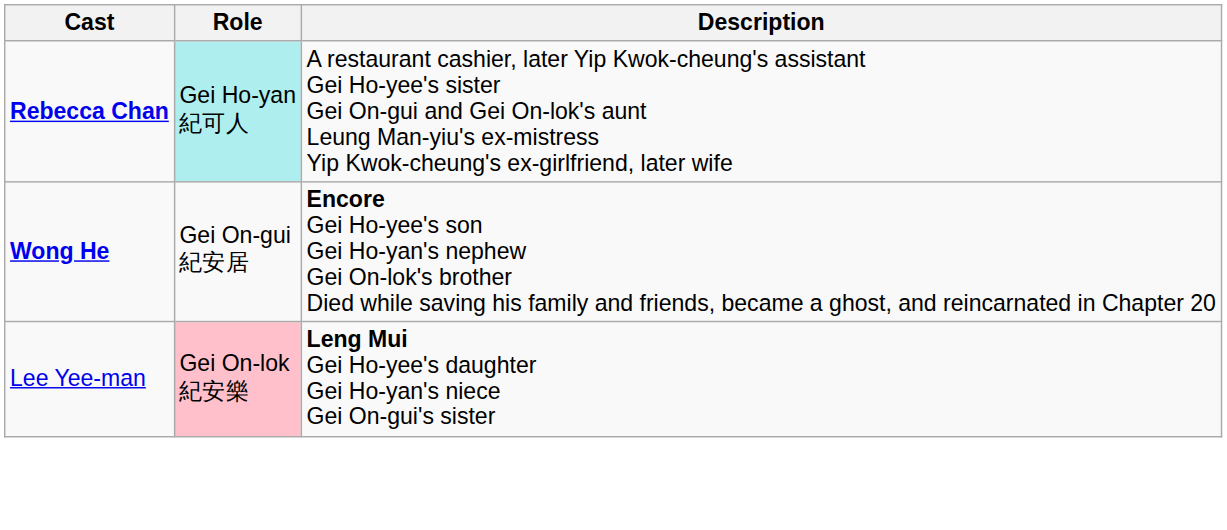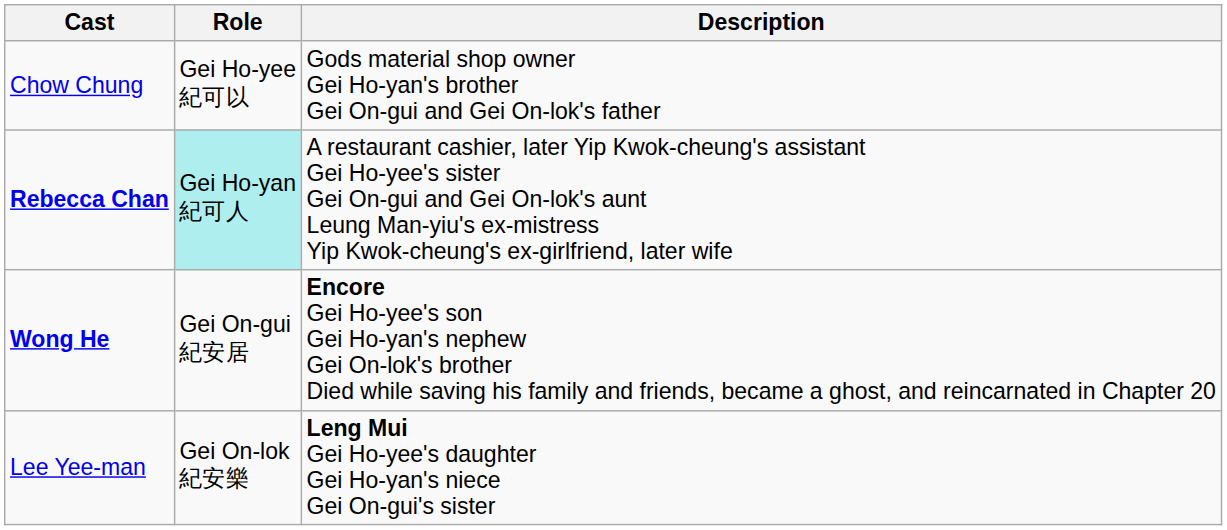+ row: (77, 85)
(234, 377) pink background -> (234, 465) no background
